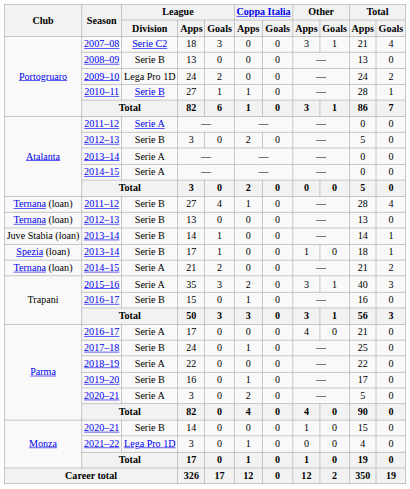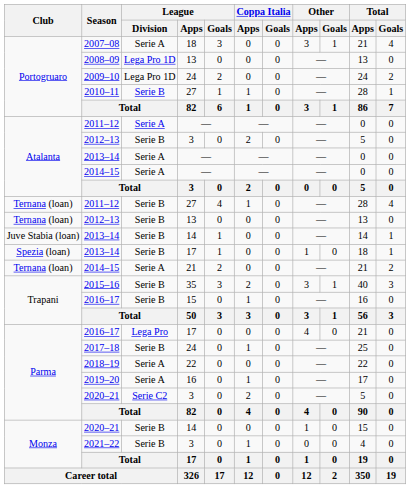(150, 44) Serie C2 -> (150, 44) Serie A
(150, 60) Serie B -> (150, 60) Lega Pro 1D
(150, 284) Serie A -> (150, 284) Serie B
(150, 332) Serie A -> (150, 332) Lega Pro
(150, 380) Serie B -> (150, 380) Serie A
(150, 396) Serie A -> (150, 396) Serie C2
(150, 444) Lega Pro 1D -> (150, 444) Serie B
